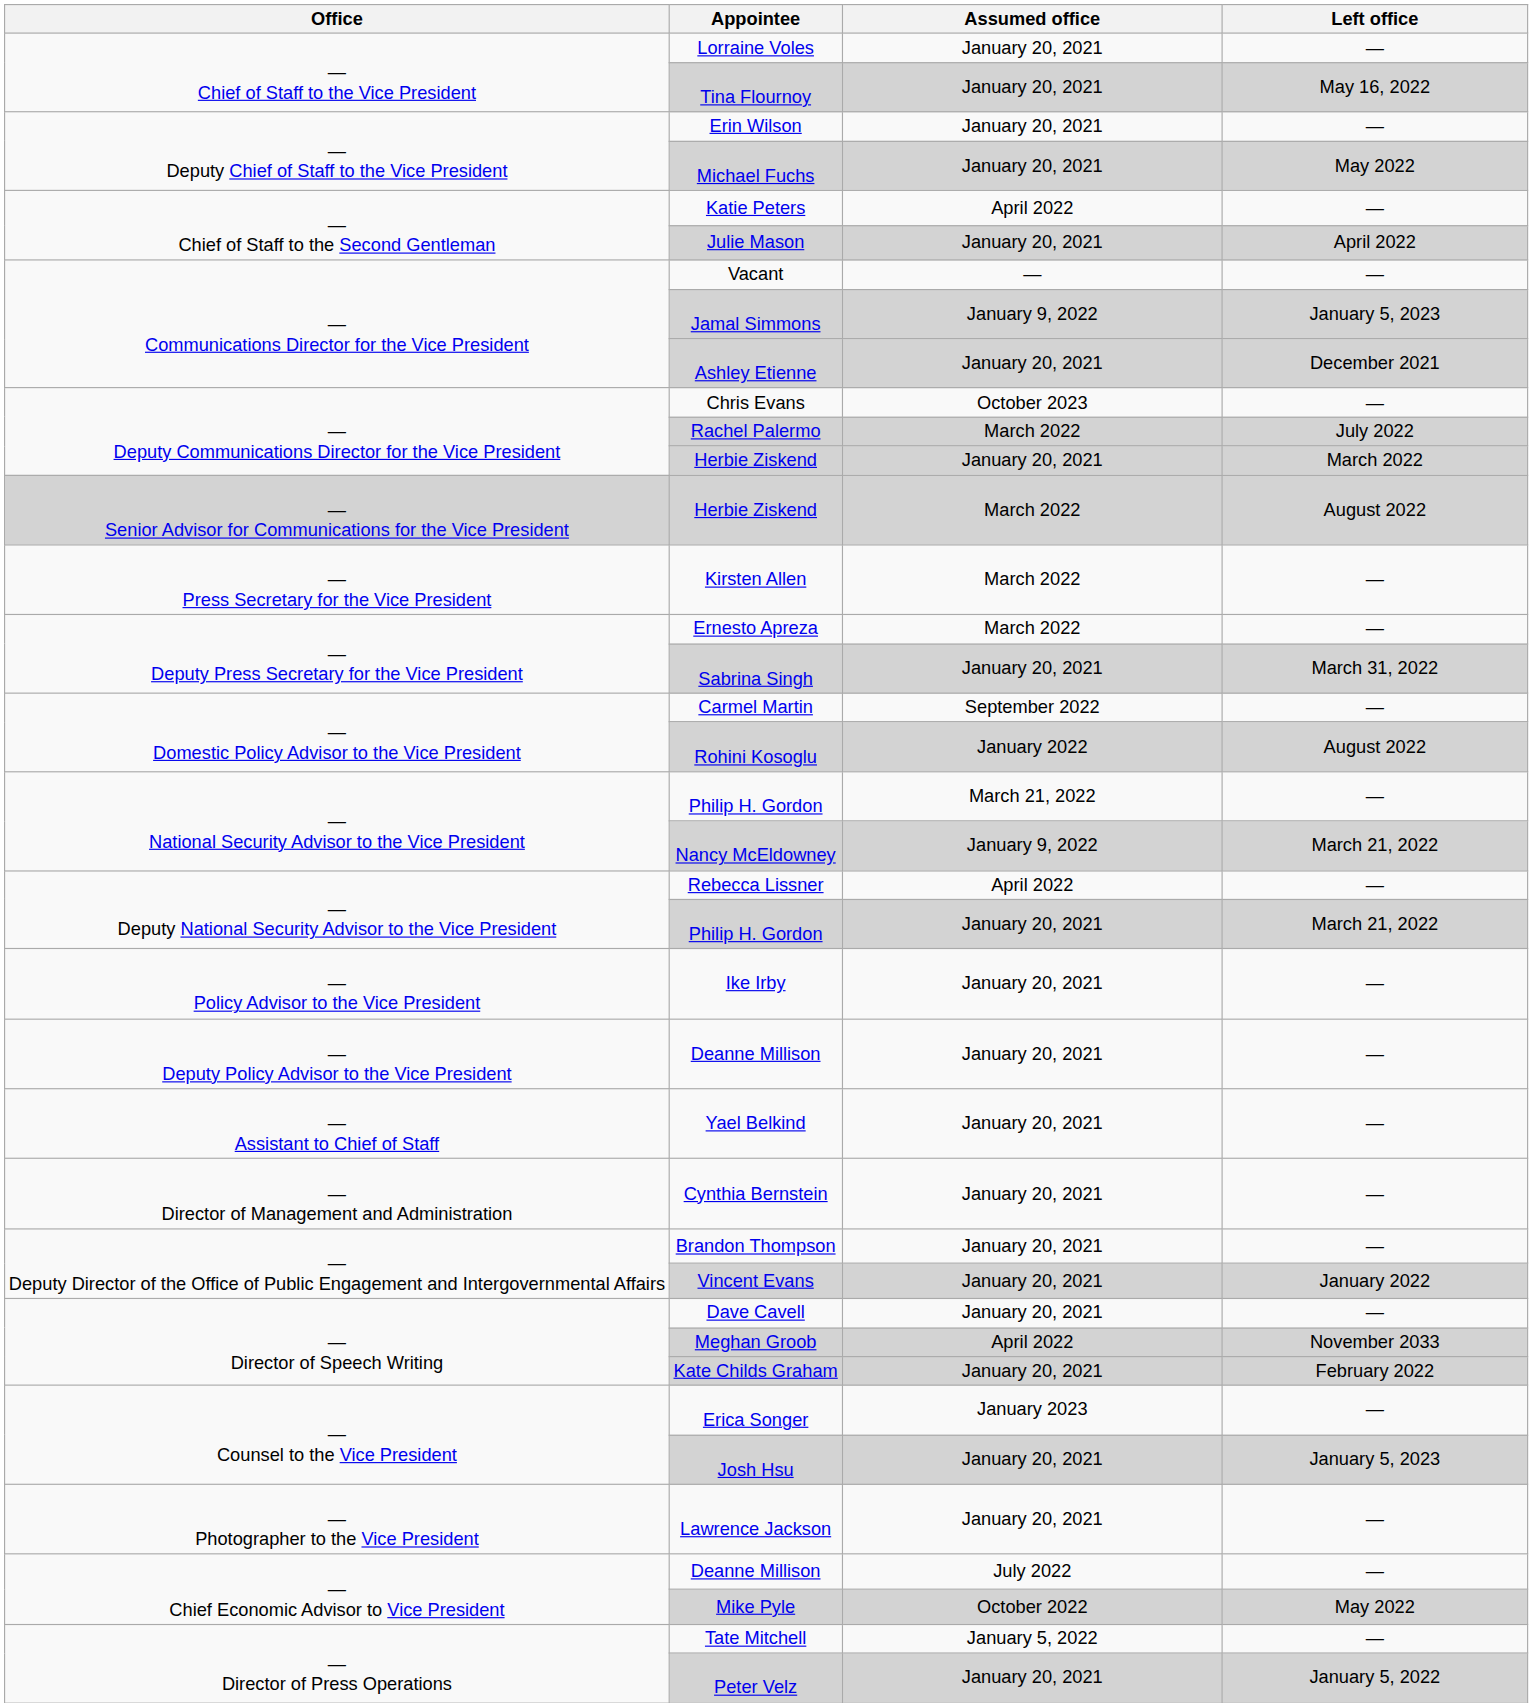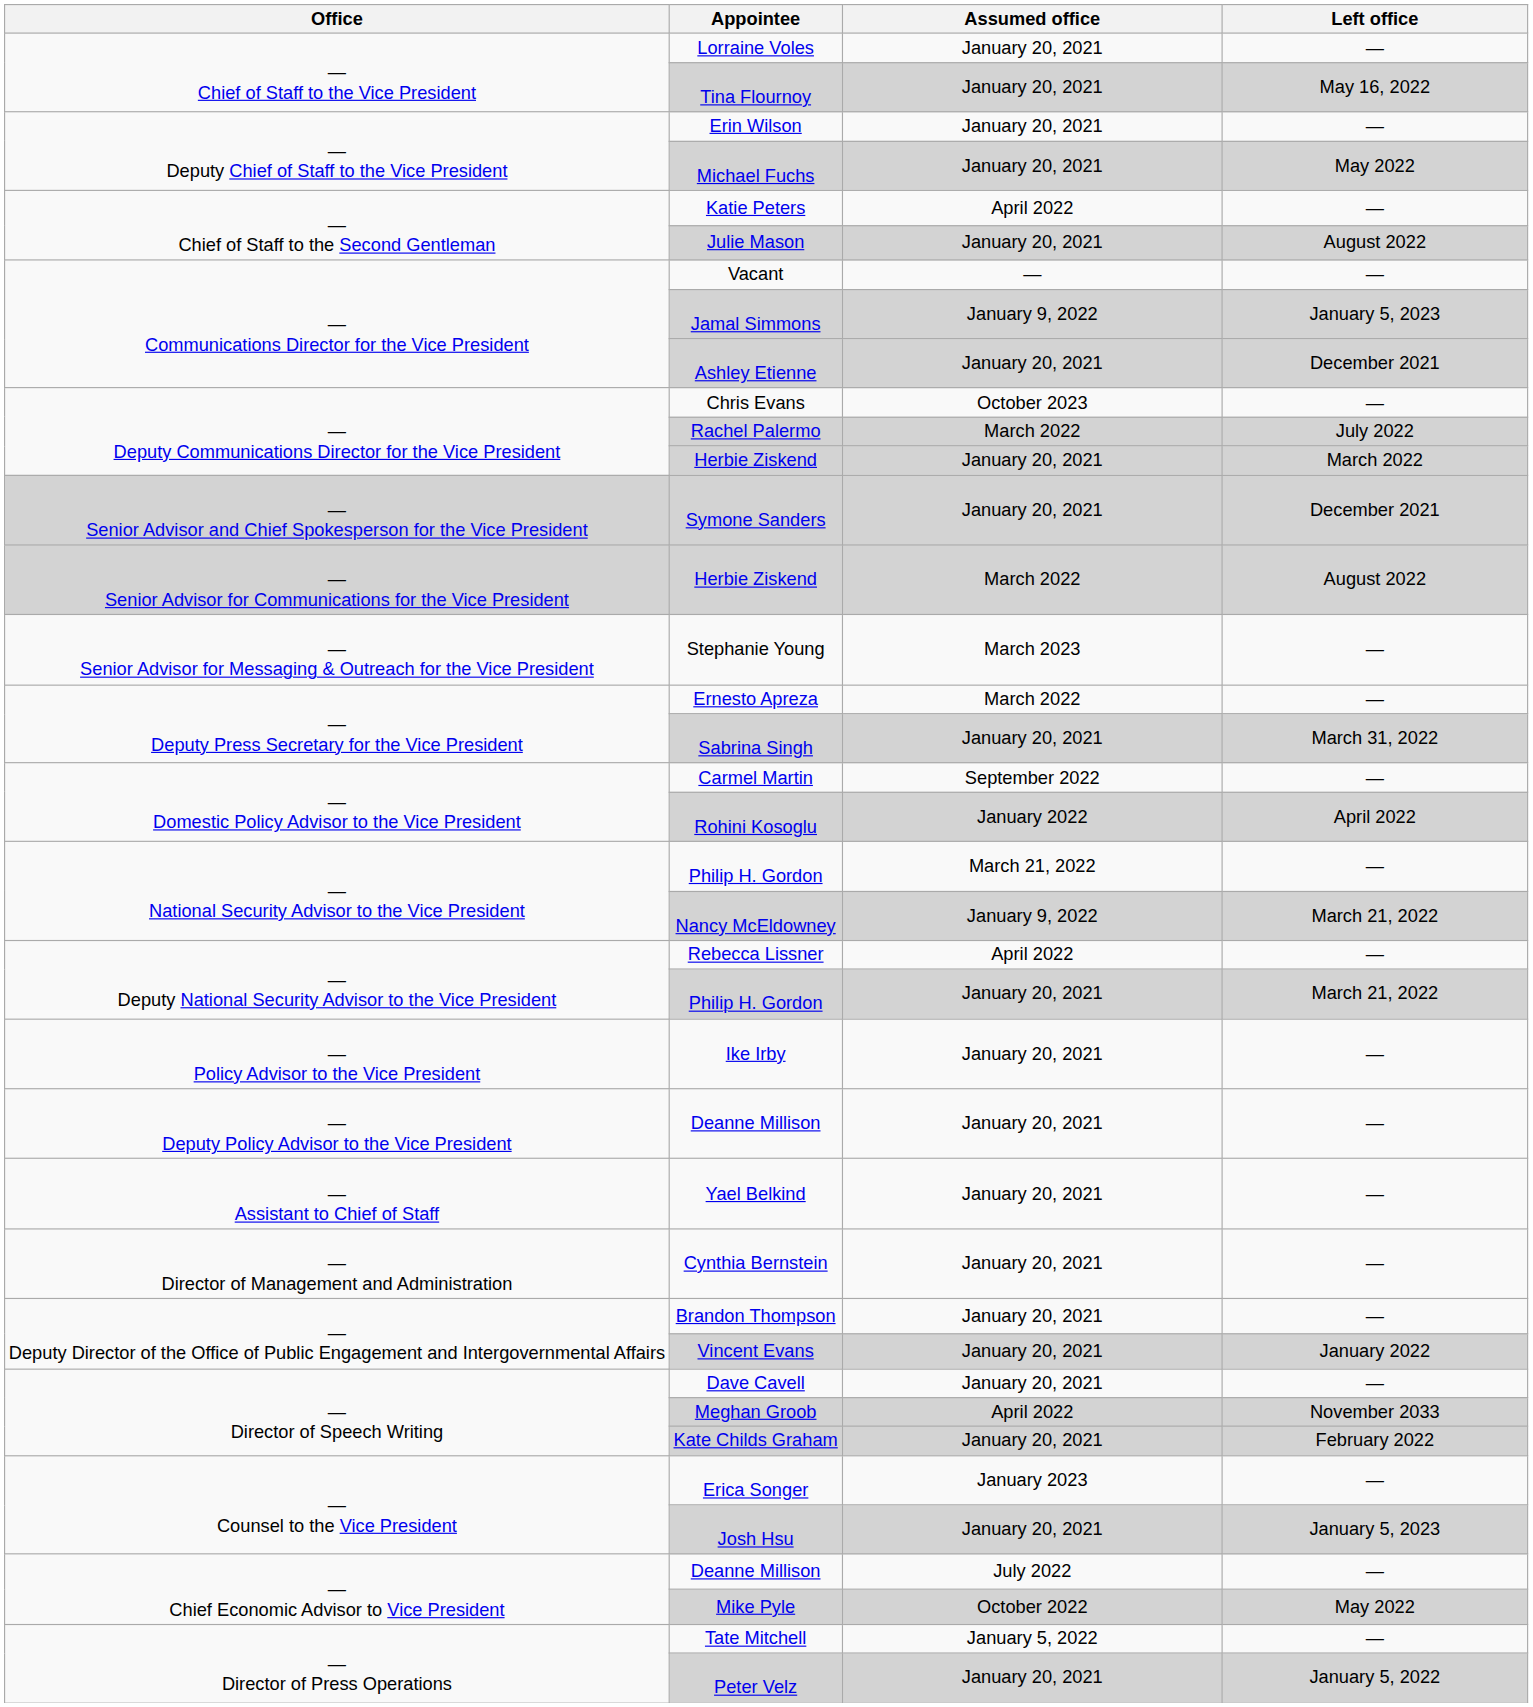(1375, 242) April 2022 -> (1375, 242) August 2022
+ row: (337, 519)
+ row: (337, 659)
- row: (337, 589)
(1375, 746) August 2022 -> (1375, 816) April 2022
- row: (337, 1529)
